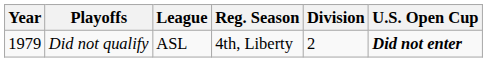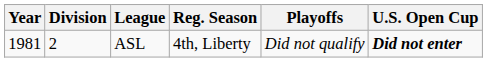columns swapped: (336, 17) <-> (99, 17)
(25, 43) 1979 -> (25, 43) 1981
